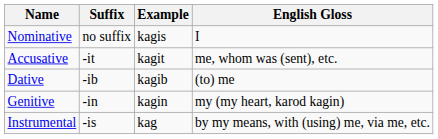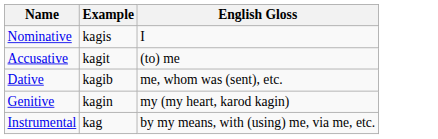- column: (107, 15)
(266, 58) me, whom was (sent), etc. -> (160, 58) (to) me
(215, 79) (to) me -> (211, 79) me, whom was (sent), etc.
